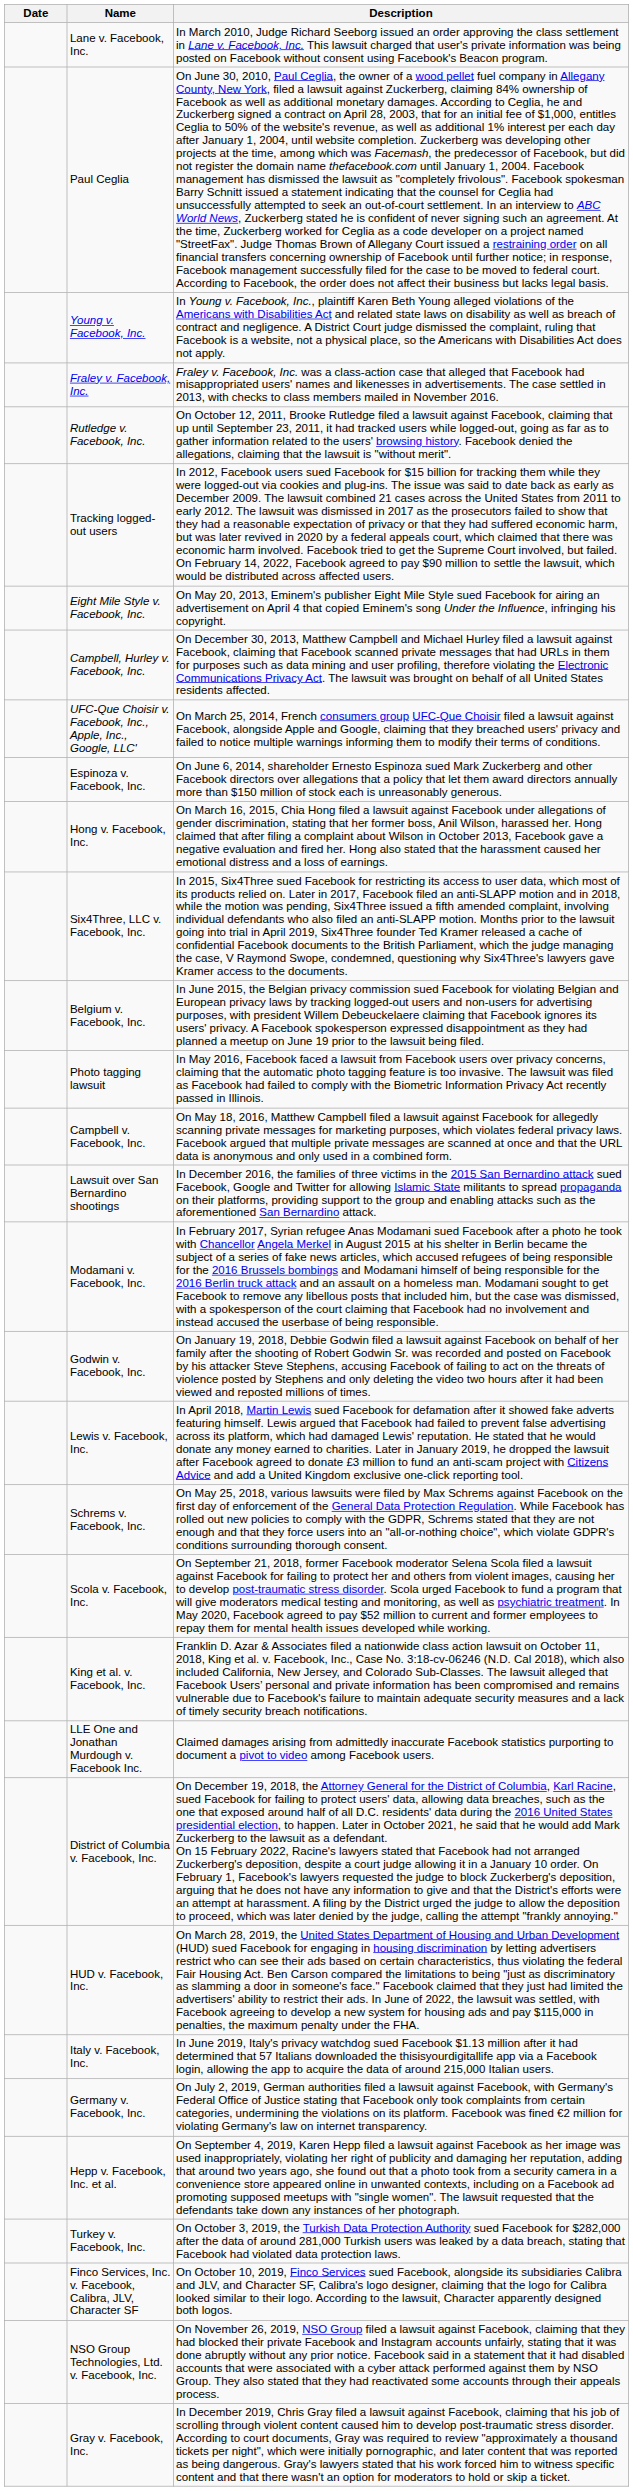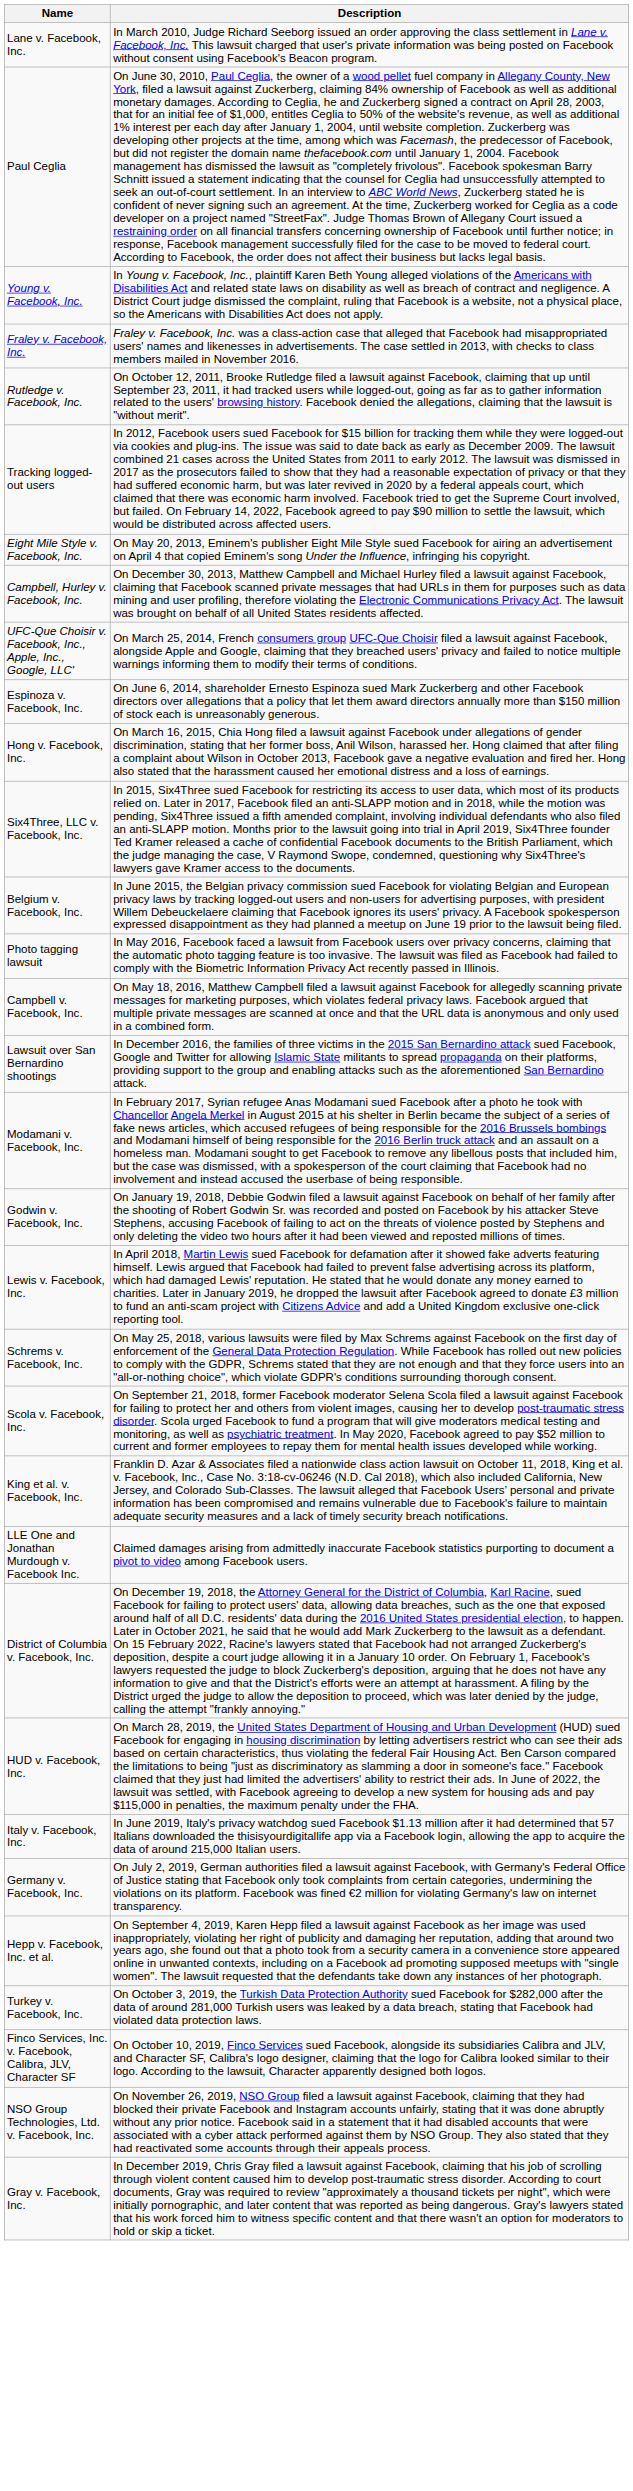- column: (36, 13)
